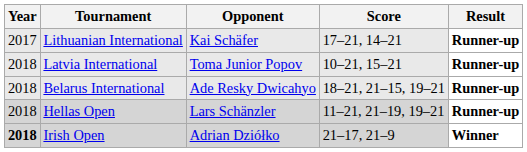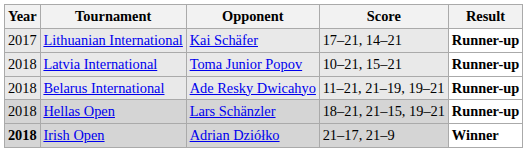(384, 88) 18–21, 21–15, 19–21 -> (384, 88) 11–21, 21–19, 19–21
(384, 111) 11–21, 21–19, 19–21 -> (384, 111) 18–21, 21–15, 19–21
